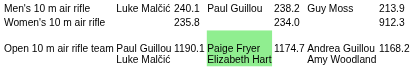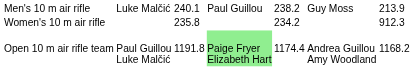(287, 22) 234.0 -> (287, 22) 234.2
(189, 48) 1190.1 -> (189, 48) 1191.8
(289, 48) 1174.7 -> (289, 48) 1174.4
